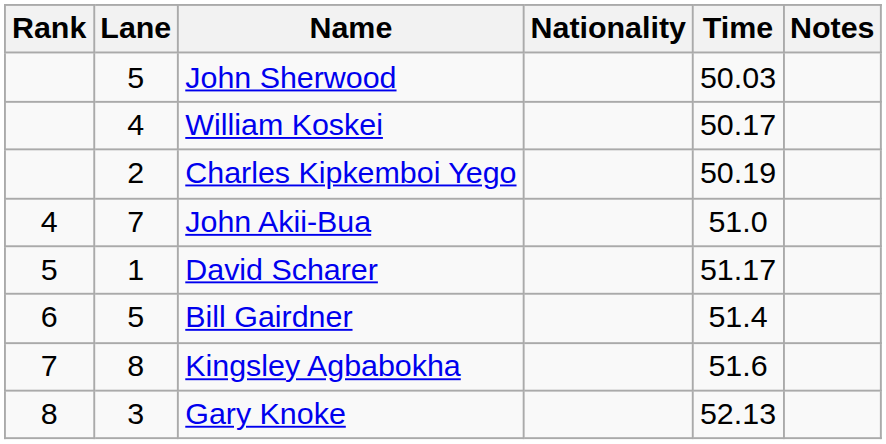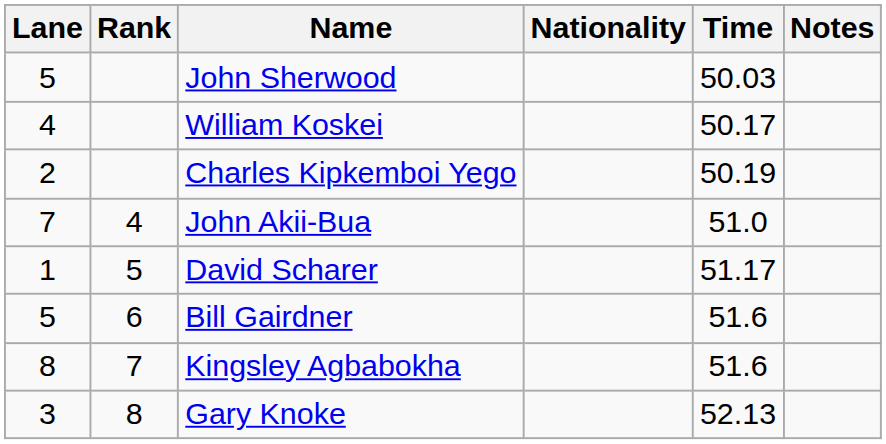columns swapped: (49, 28) <-> (136, 28)
(738, 317) 51.4 -> (738, 317) 51.6
